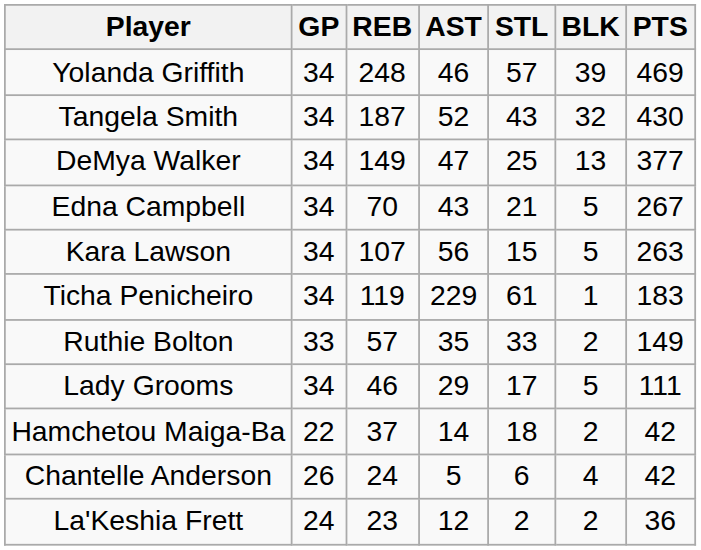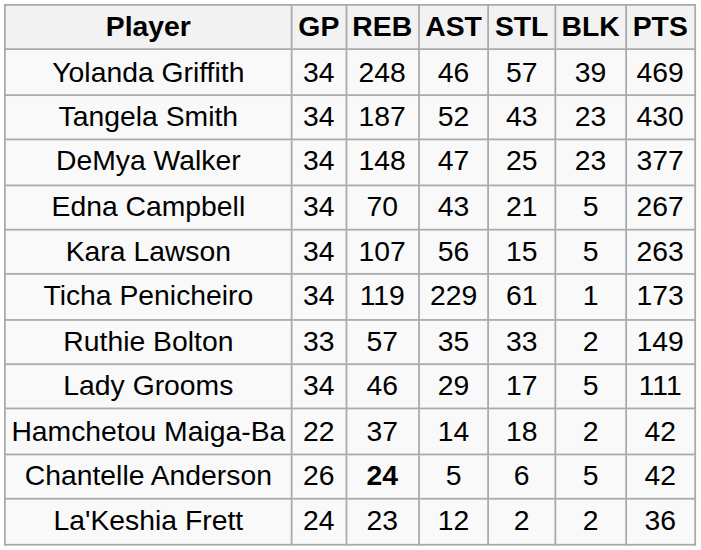(591, 116) 32 -> (591, 116) 23
(382, 161) 149 -> (382, 161) 148
(591, 161) 13 -> (591, 161) 23
(660, 296) 183 -> (660, 296) 173
(382, 476) normal -> (382, 476) bold
(591, 476) 4 -> (591, 476) 5
